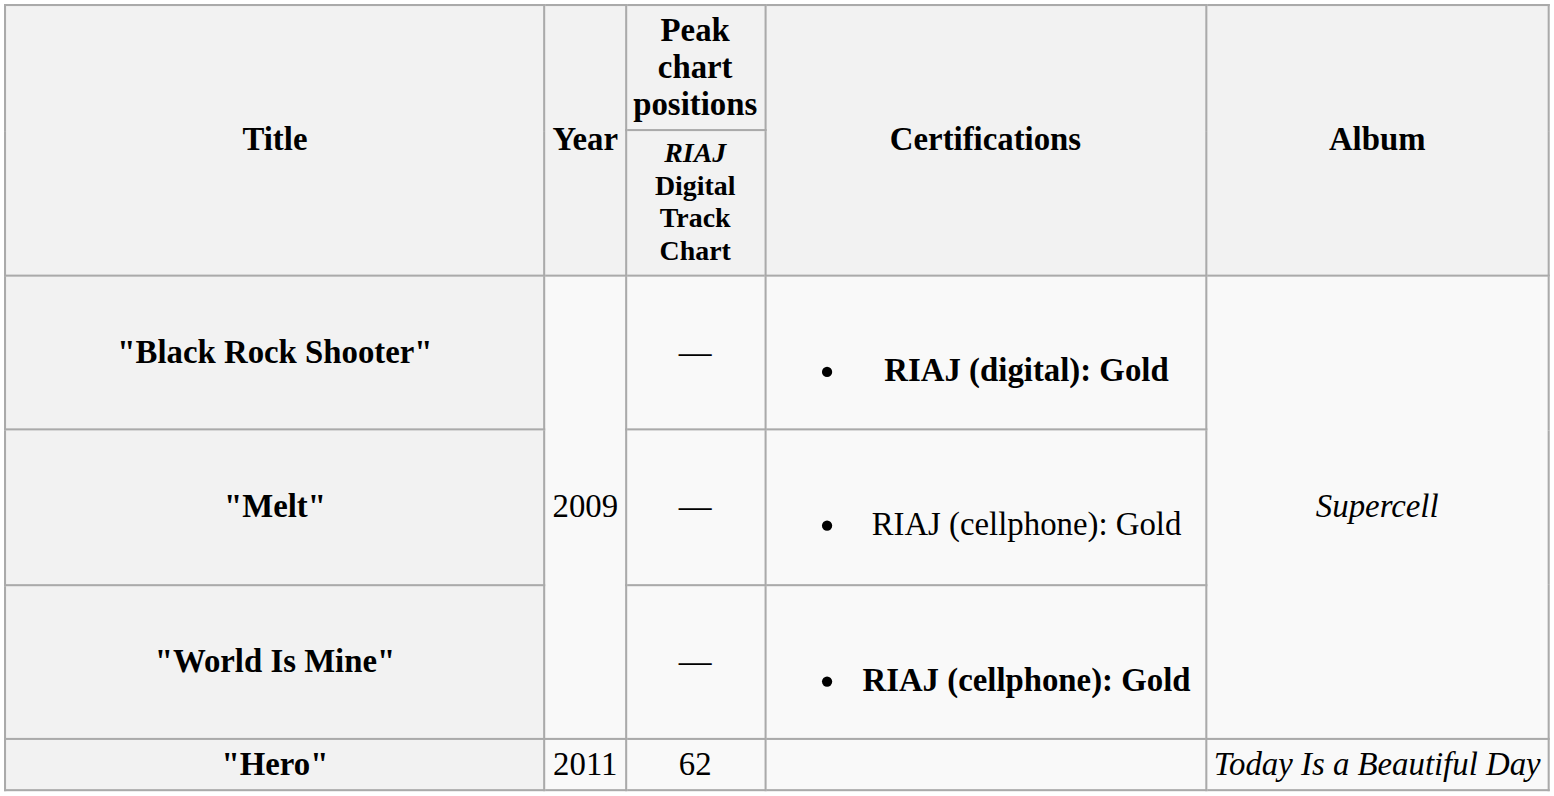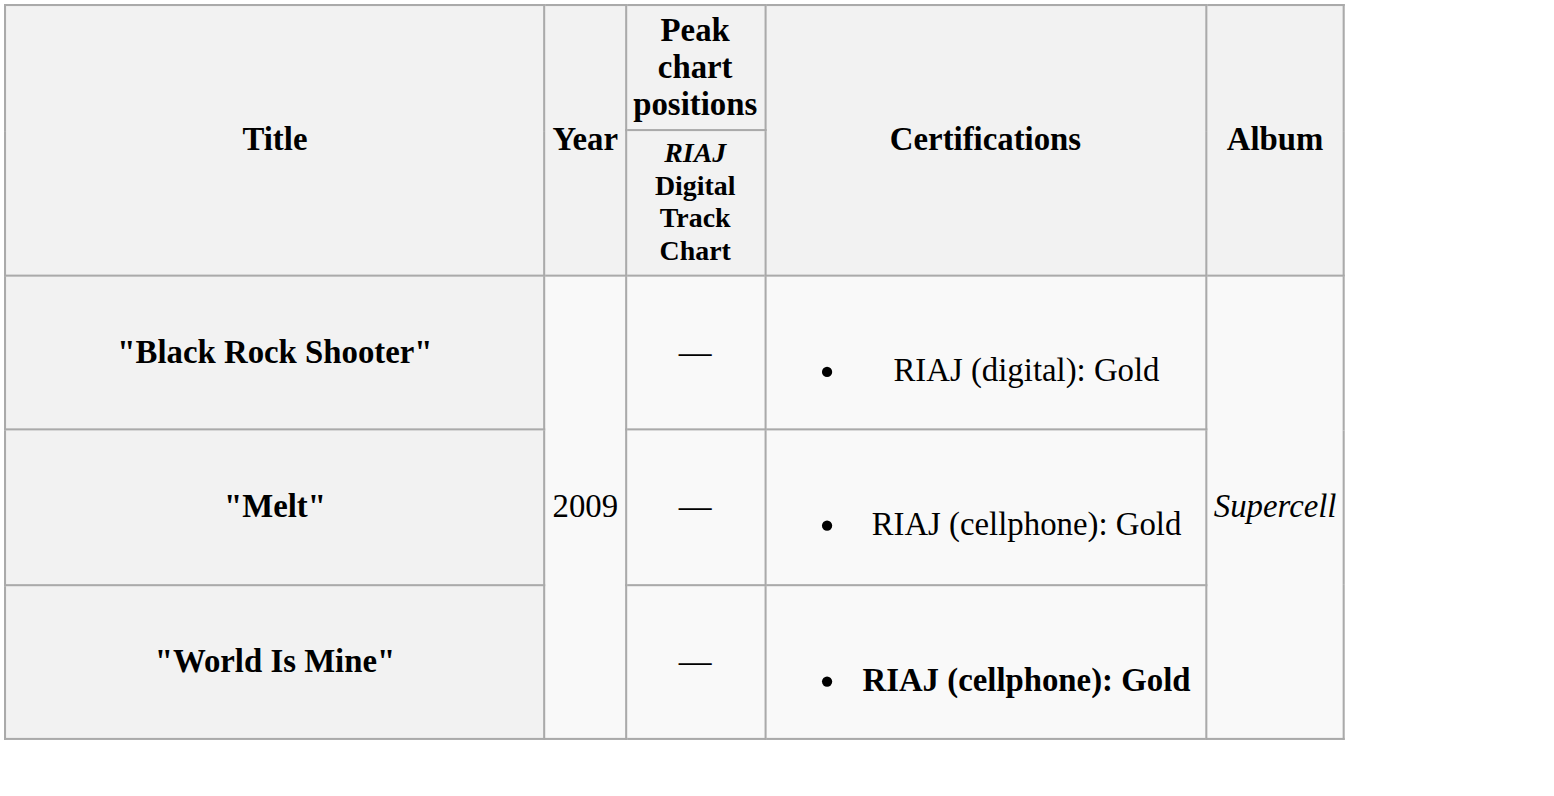(986, 371) bold -> (986, 371) normal
- row: (275, 764)
